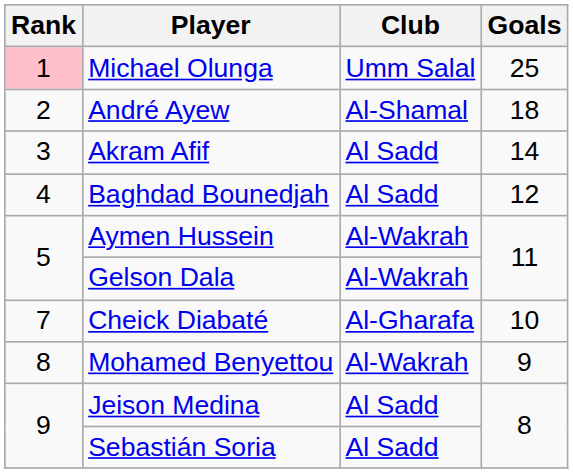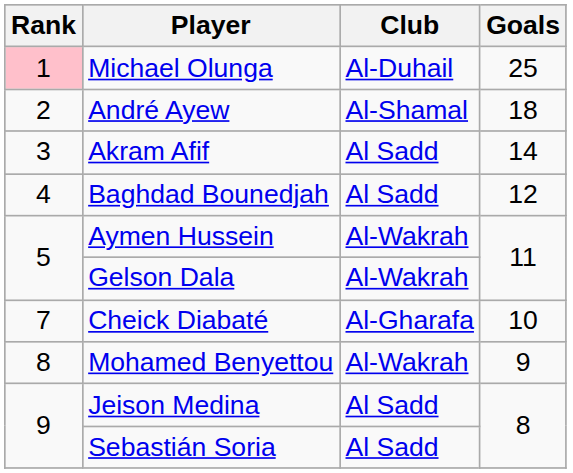(410, 67) Umm Salal -> (399, 67) Al-Duhail
